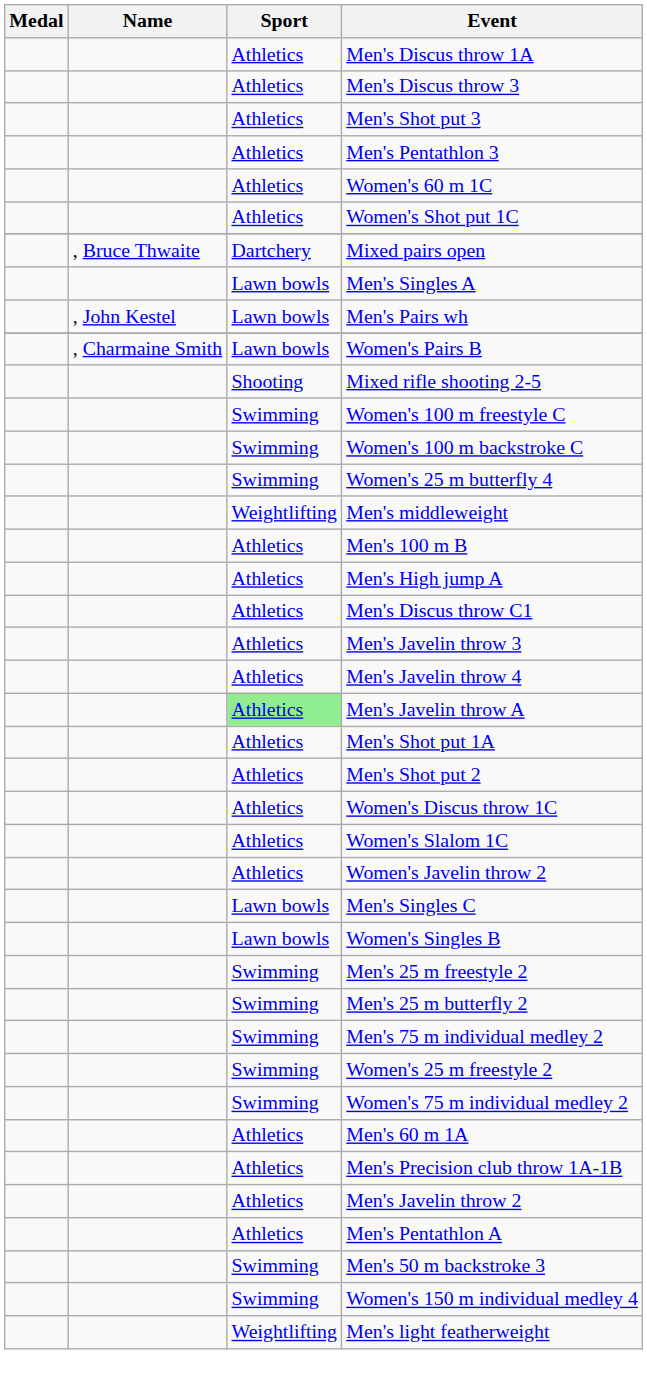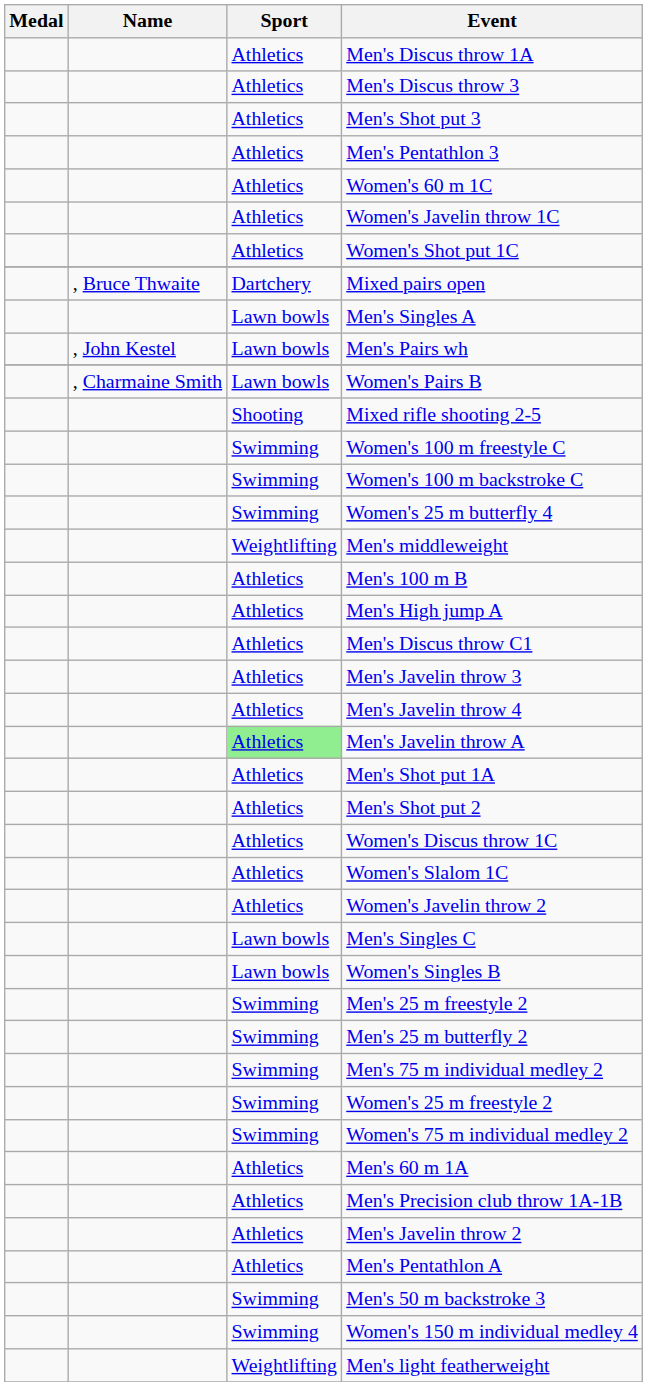+ row: (453, 217)
